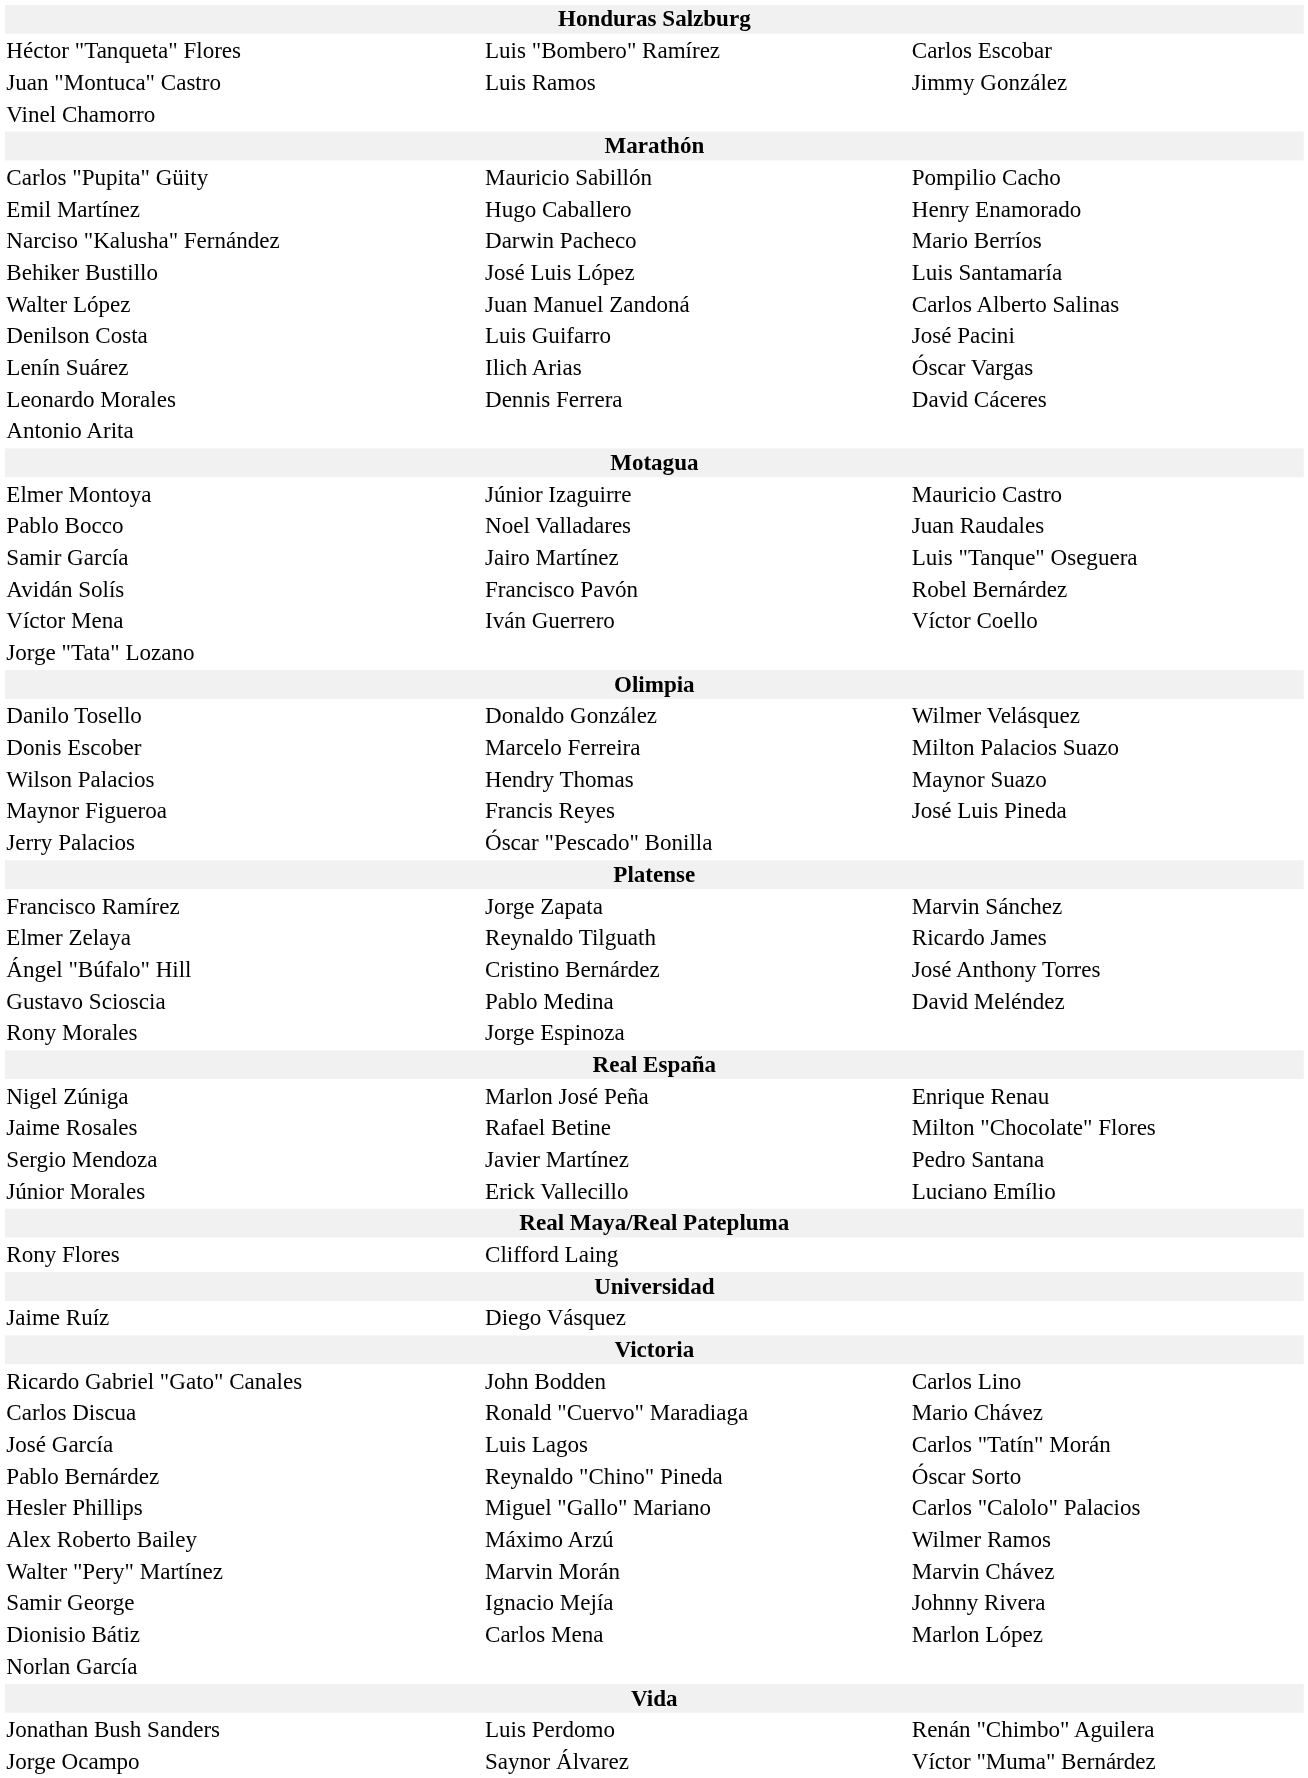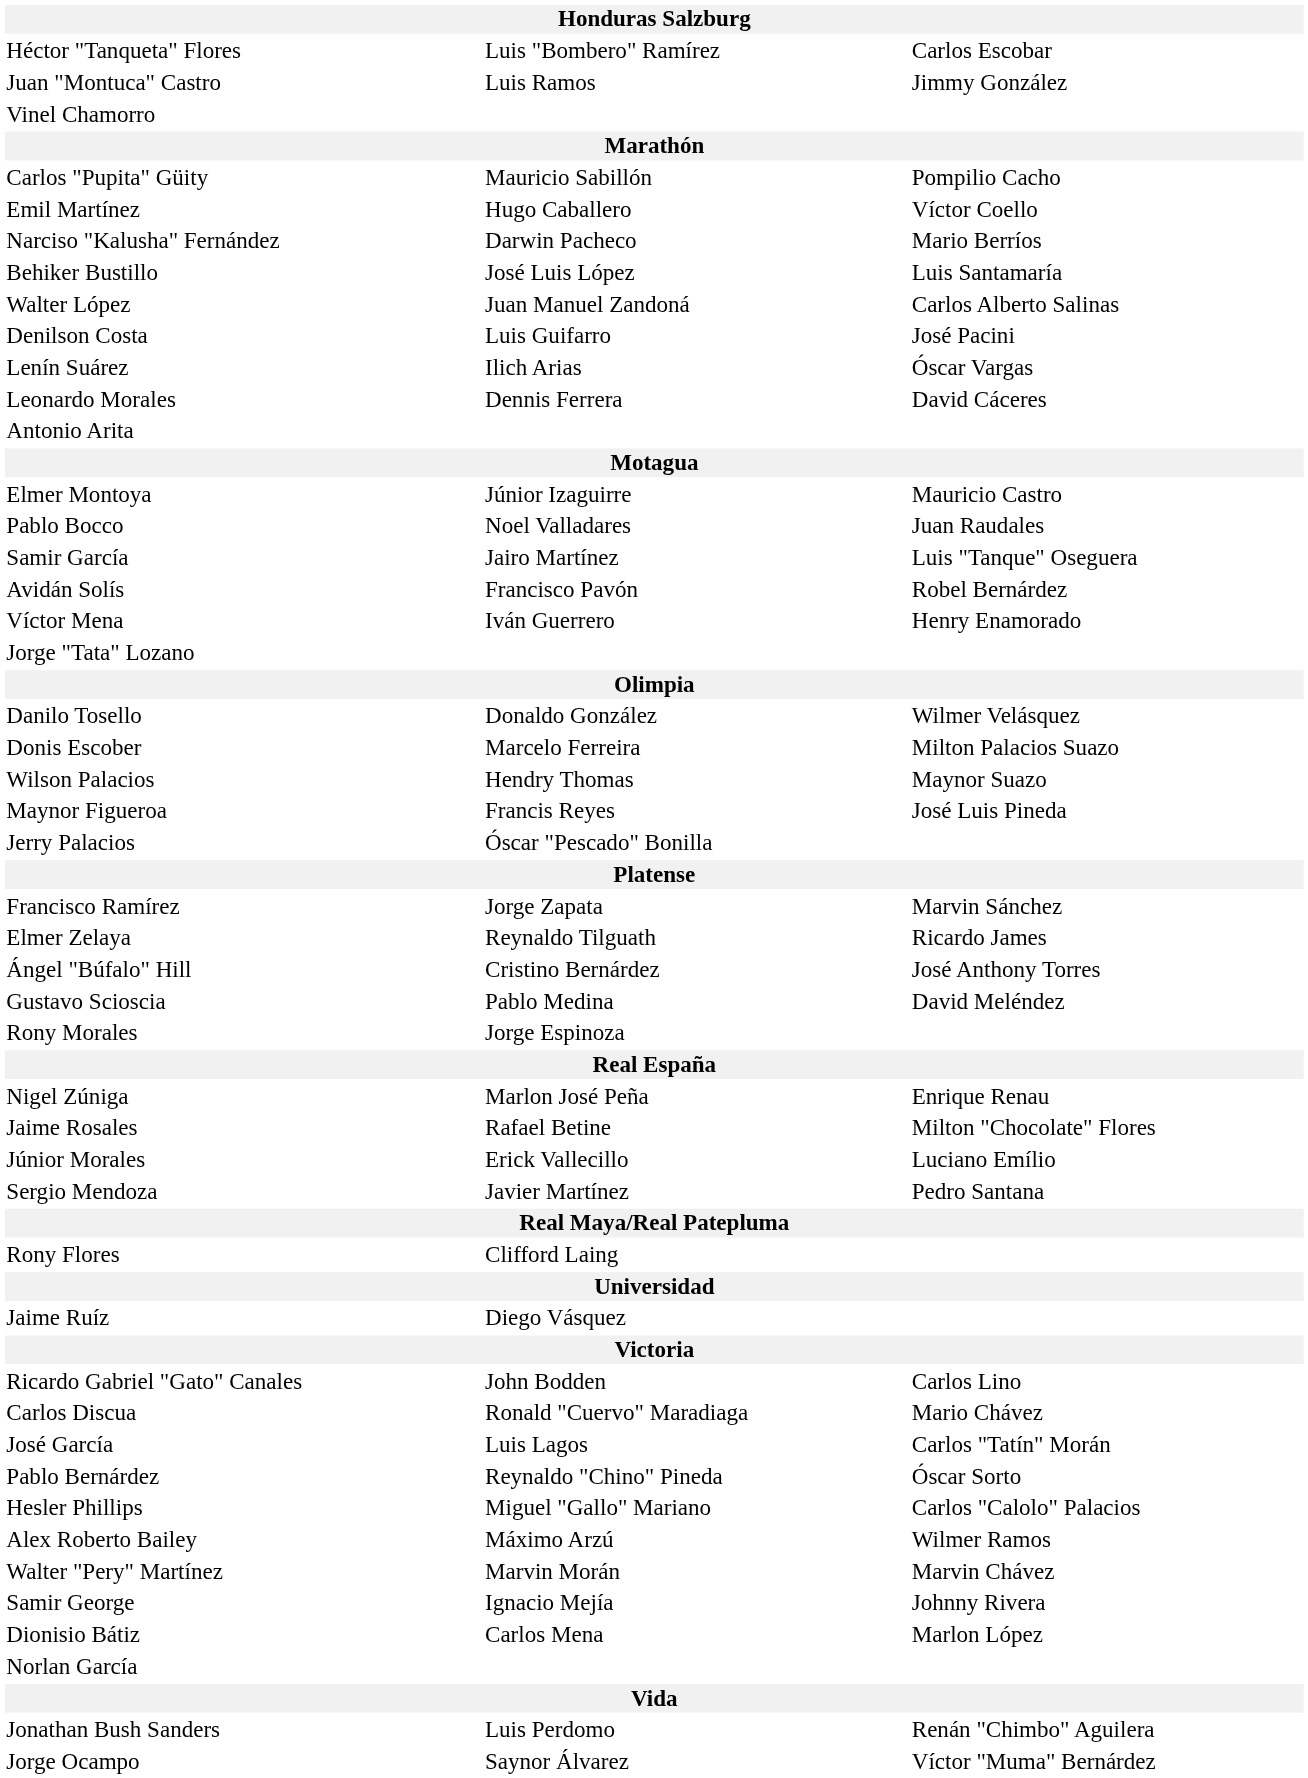(997, 209) Henry Enamorado -> (975, 209) Víctor Coello
(975, 620) Víctor Coello -> (997, 620) Henry Enamorado
rows swapped: (76, 1191) <-> (82, 1159)
